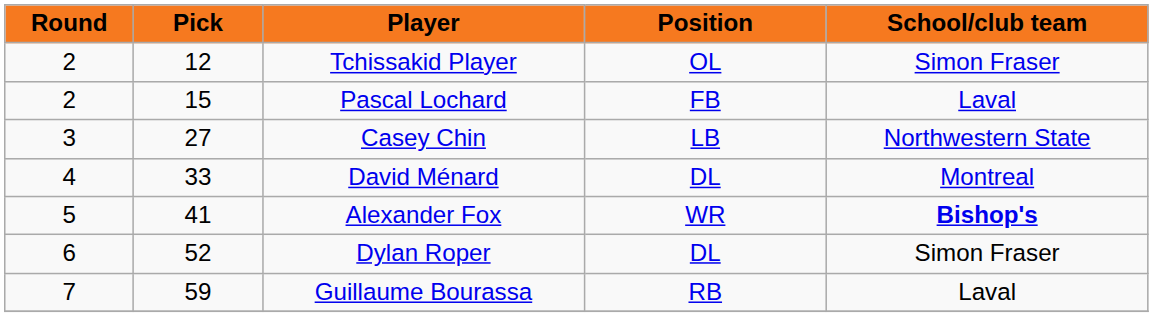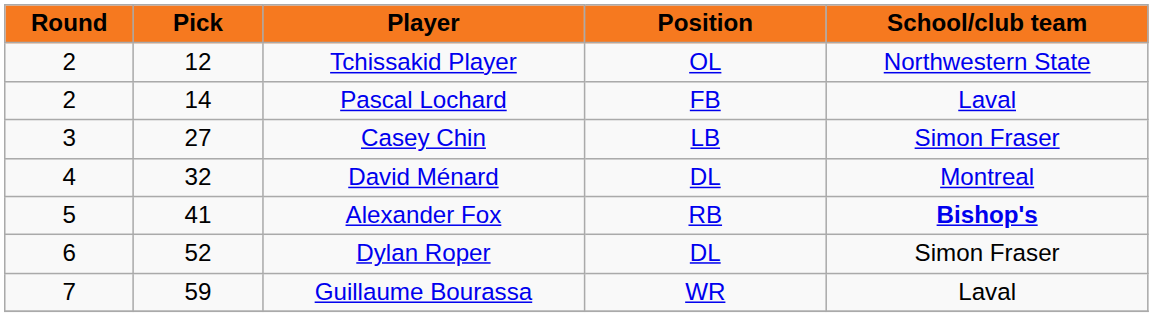(987, 61) Simon Fraser -> (987, 61) Northwestern State
(198, 100) 15 -> (198, 100) 14
(987, 138) Northwestern State -> (987, 138) Simon Fraser
(198, 176) 33 -> (198, 176) 32
(705, 215) WR -> (705, 215) RB
(705, 291) RB -> (705, 291) WR
